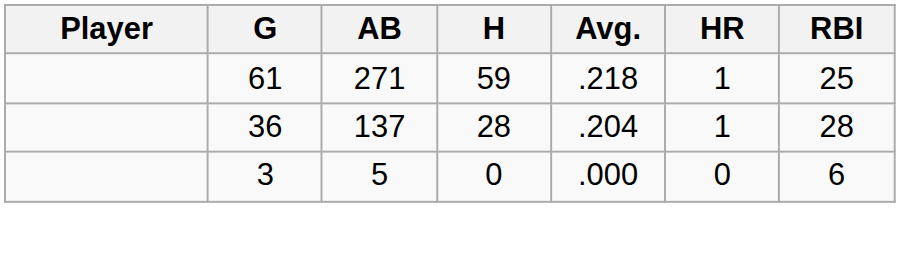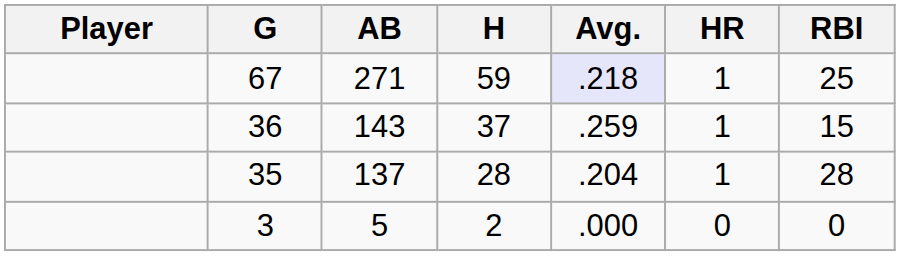(265, 77) 61 -> (265, 77) 67
(608, 77) no background -> (608, 77) lavender background
+ row: (380, 126)
(265, 126) 36 -> (265, 175) 35
(494, 175) 0 -> (494, 224) 2
(837, 175) 6 -> (837, 224) 0
